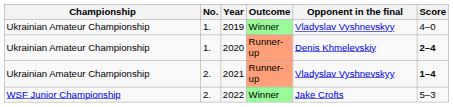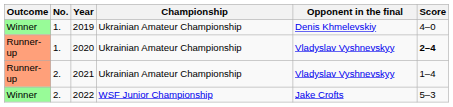columns swapped: (270, 12) <-> (103, 12)
(345, 27) Vladyslav Vyshnevskyy -> (336, 27) Denis Khmelevskiy
(336, 47) Denis Khmelevskiy -> (345, 47) Vladyslav Vyshnevskyy
(427, 73) bold -> (427, 73) normal
